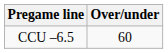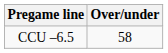(125, 37) 60 -> (125, 37) 58
